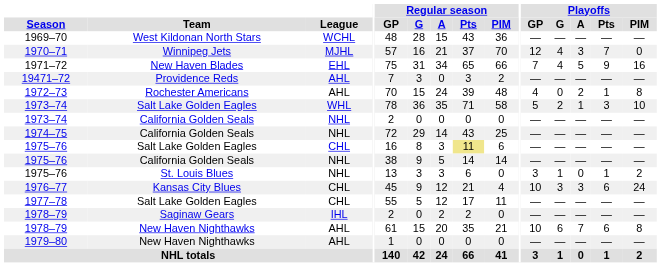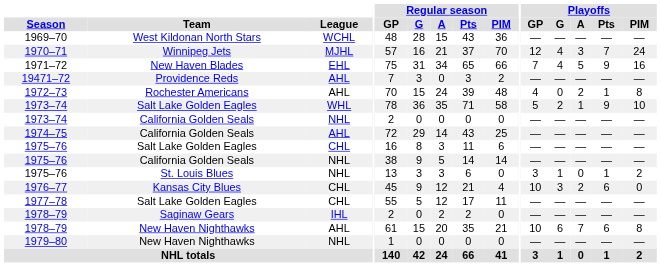(639, 51) 0 -> (639, 51) 24
(606, 106) 3 -> (606, 106) 9
(339, 133) NHL -> (339, 133) AHL
(468, 146) khaki background -> (468, 146) no background
(581, 187) 3 -> (581, 187) 2
(639, 187) 24 -> (639, 187) 0
(339, 242) AHL -> (339, 242) NHL
